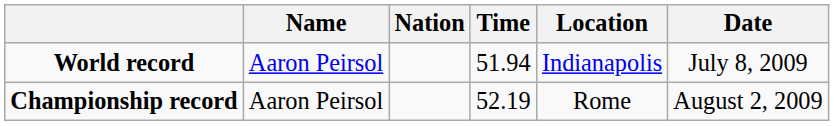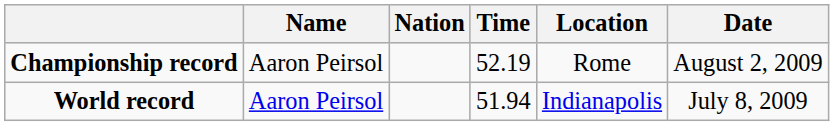rows swapped: (124, 62) <-> (124, 100)
